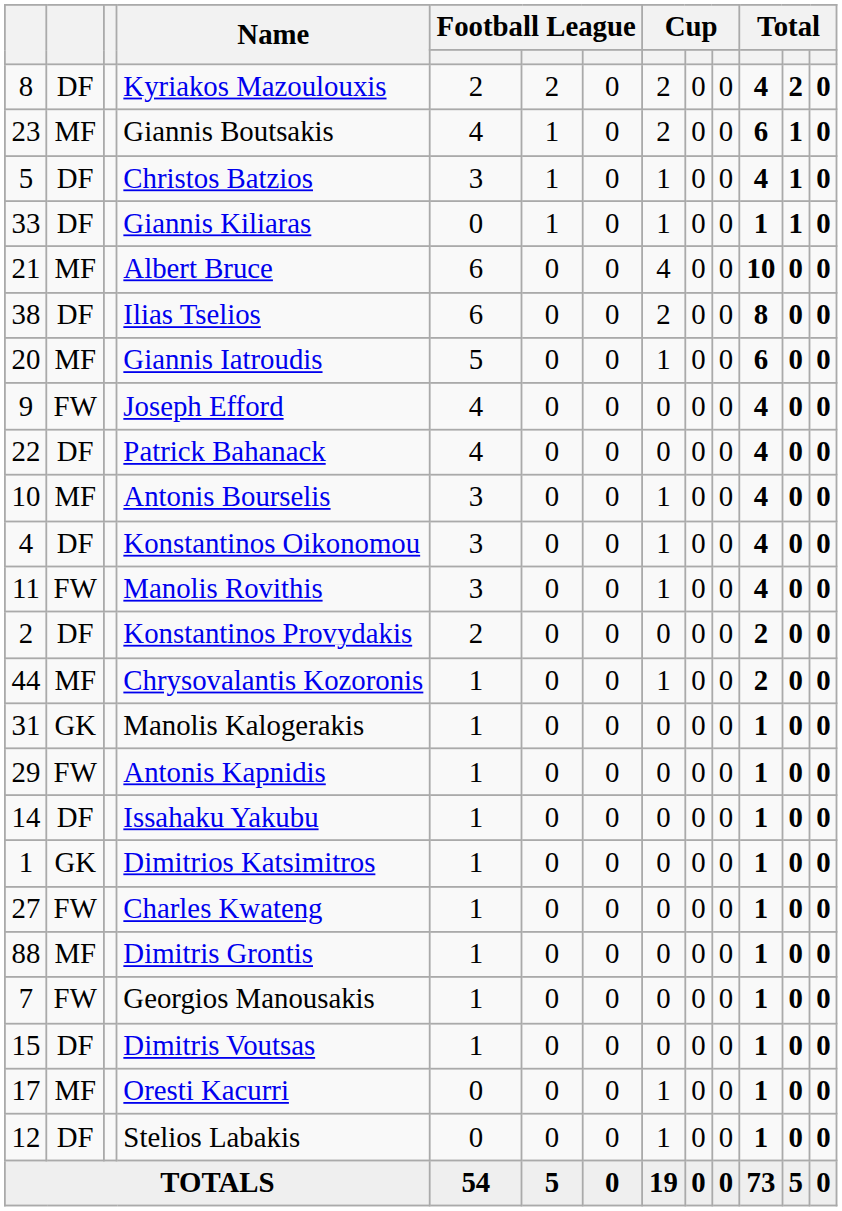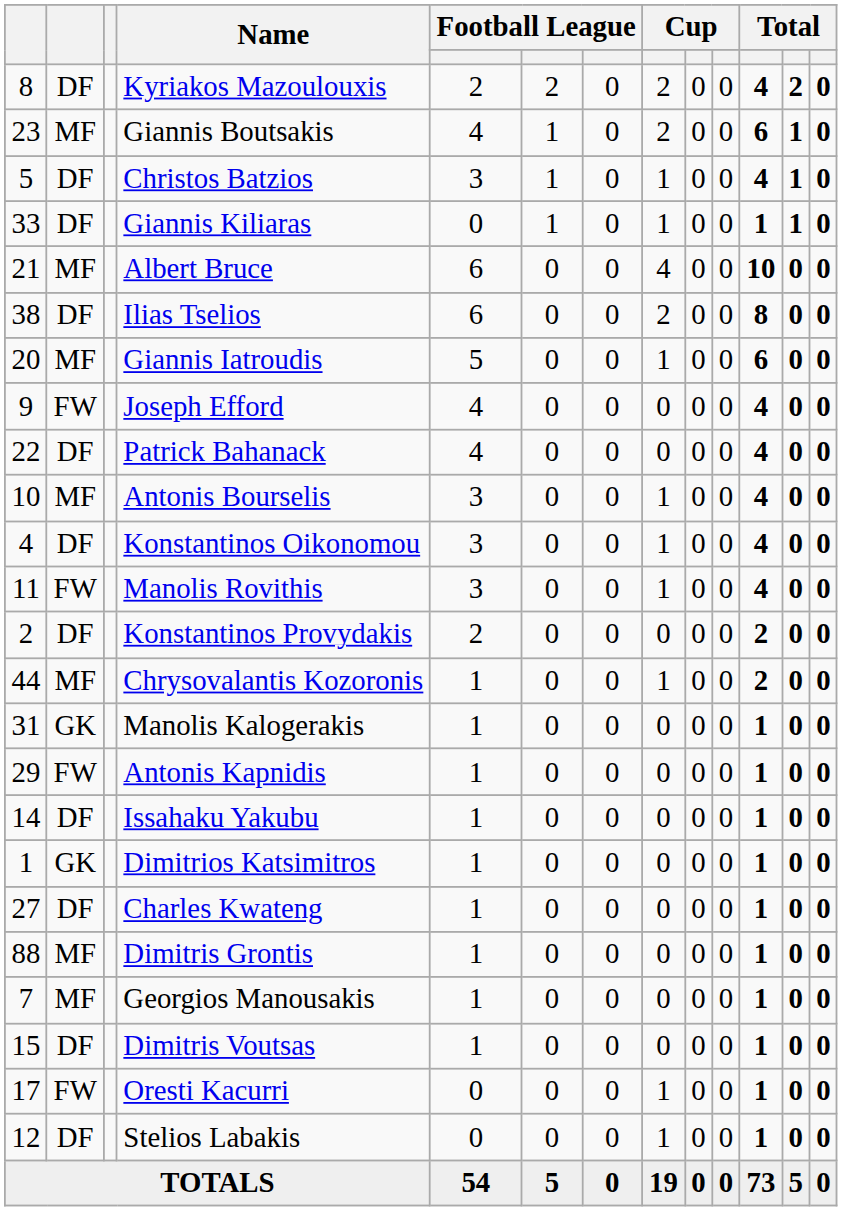(75, 908) FW -> (75, 908) DF
(75, 999) FW -> (75, 999) MF
(75, 1091) MF -> (75, 1091) FW
